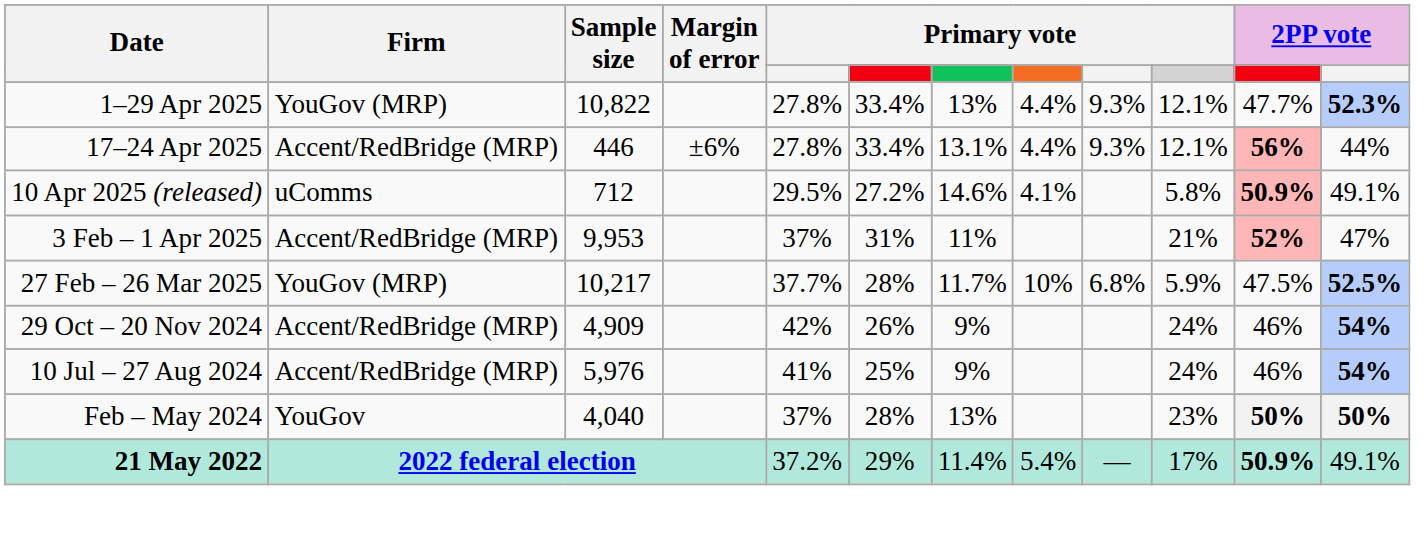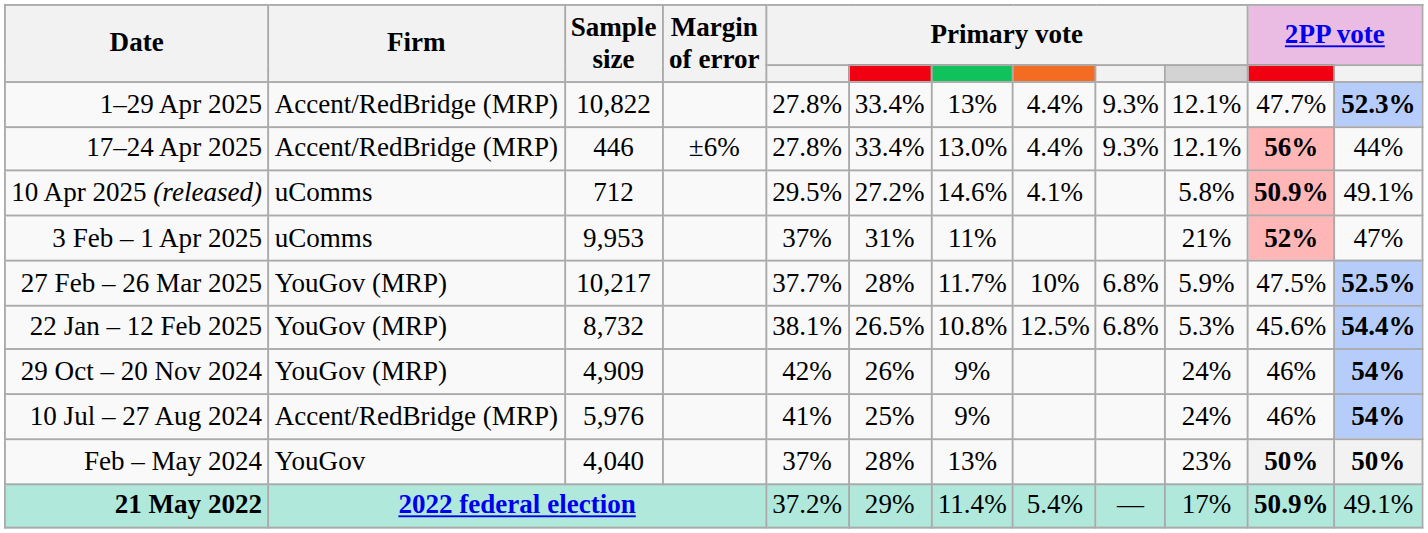(361, 103) YouGov (MRP) -> (416, 103) Accent/RedBridge (MRP)
(972, 148) 13.1% -> (972, 148) 13.0%
(416, 237) Accent/RedBridge (MRP) -> (324, 237) uComms
+ row: (146, 327)
(416, 327) Accent/RedBridge (MRP) -> (361, 371) YouGov (MRP)
